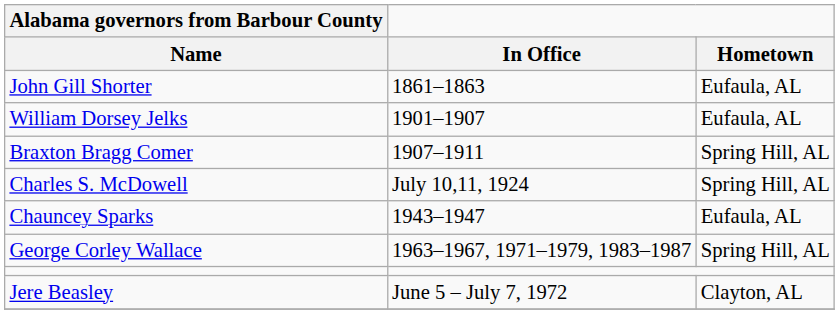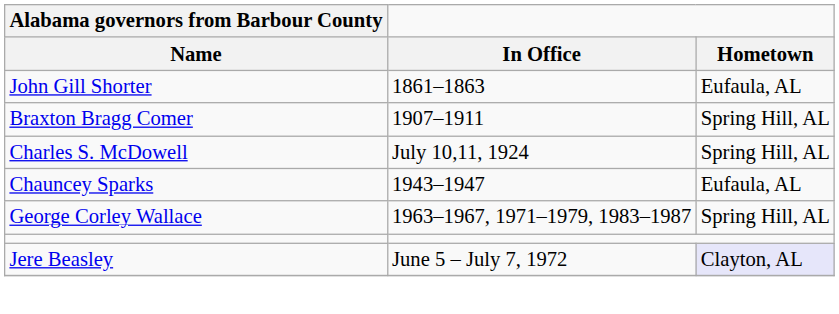- row: (98, 119)
(752, 292) no background -> (752, 259) lavender background
